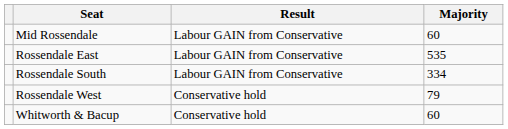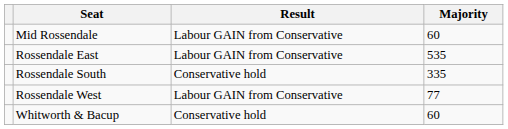(258, 74) Labour GAIN from Conservative -> (220, 74) Conservative hold
(437, 74) 334 -> (437, 74) 335
(220, 94) Conservative hold -> (258, 94) Labour GAIN from Conservative
(433, 94) 79 -> (433, 94) 77
